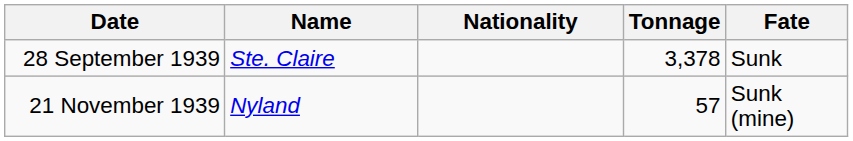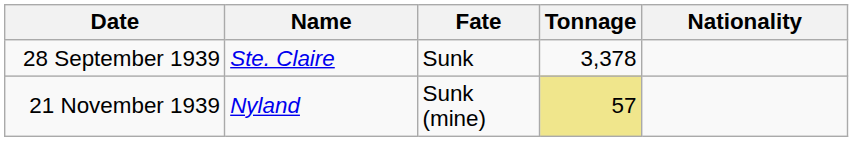columns swapped: (521, 22) <-> (787, 22)
(708, 105) no background -> (624, 105) khaki background
